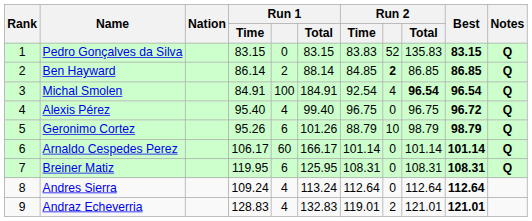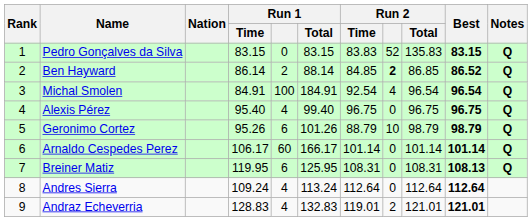(466, 71) 86.85 -> (466, 71) 86.52
(424, 91) bold -> (424, 91) normal
(466, 110) 96.72 -> (466, 110) 96.75
(466, 168) 108.31 -> (466, 168) 108.13
